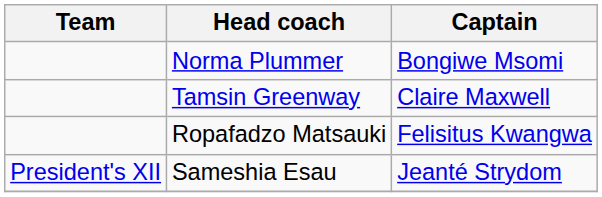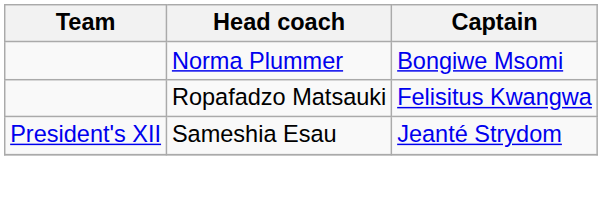- row: (266, 97)
